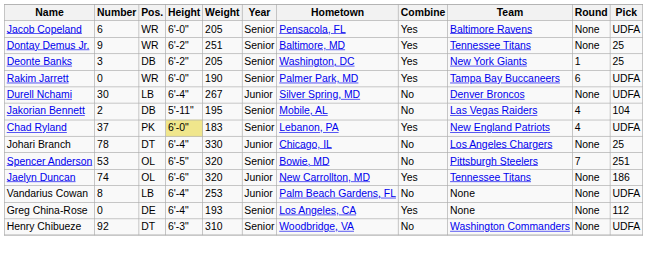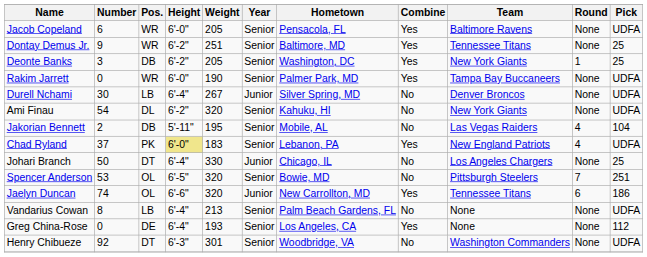(578, 78) 6 -> (587, 78) None
+ row: (30, 111)
(103, 144) 78 -> (103, 161) 50
(587, 177) None -> (578, 194) 6
(214, 194) 253 -> (214, 210) 213
(259, 194) Junior -> (259, 210) Senior
(214, 227) 310 -> (214, 243) 301
